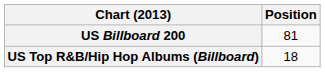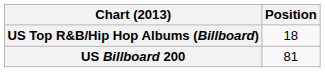rows swapped: (133, 35) <-> (133, 56)
